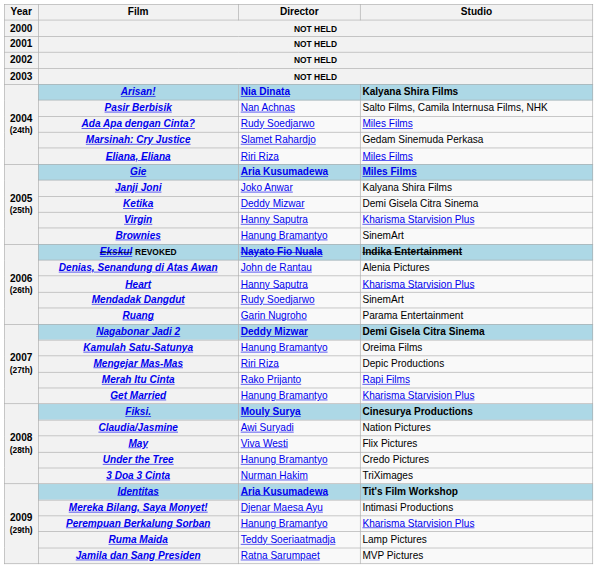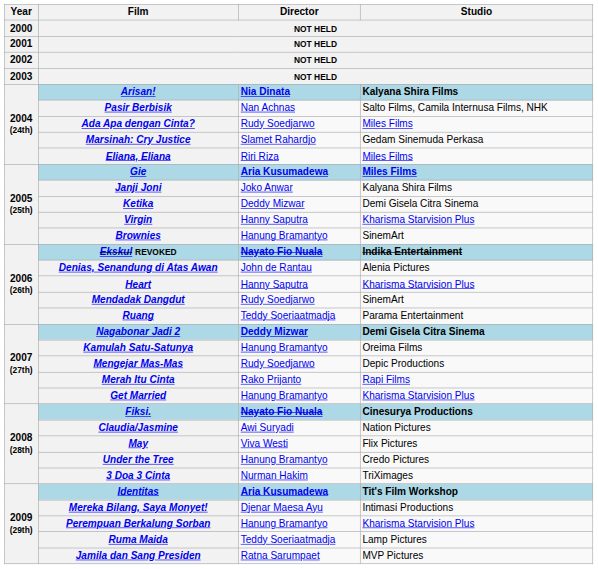(274, 316) Garin Nugroho -> (288, 316) Teddy Soeriaatmadja
(260, 364) Riri Riza -> (278, 364) Rudy Soedjarwo
(271, 412) Mouly Surya -> (282, 412) Nayato Fio Nuala
